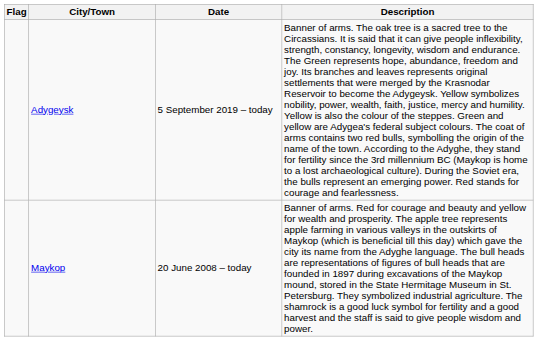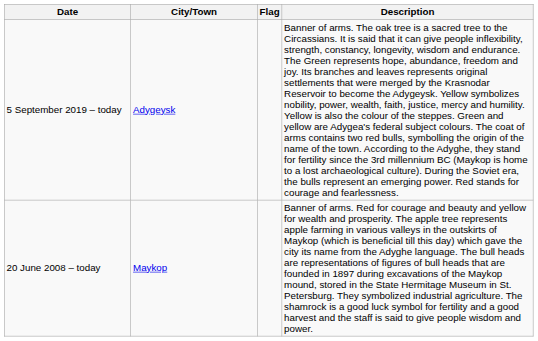columns swapped: (17, 12) <-> (219, 12)
